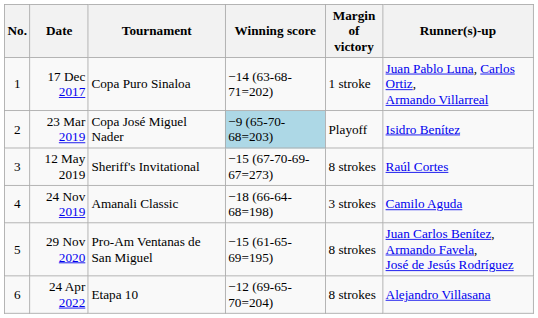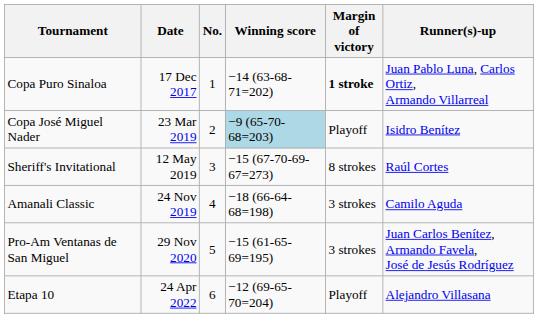columns swapped: (17, 31) <-> (157, 31)
(350, 84) normal -> (351, 84) bold
(352, 249) 8 strokes -> (352, 249) 3 strokes
(352, 295) 8 strokes -> (348, 295) Playoff
